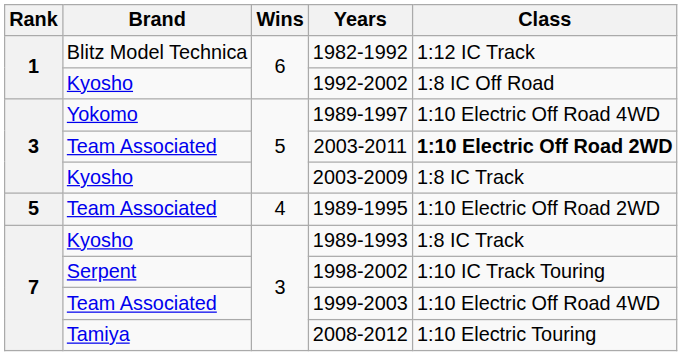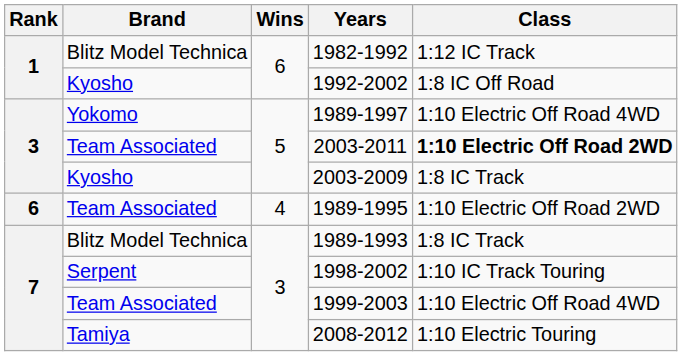(33, 209) 5 -> (33, 209) 6
(100, 240) Kyosho -> (157, 240) Blitz Model Technica
